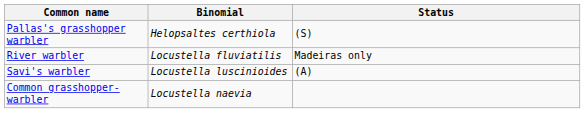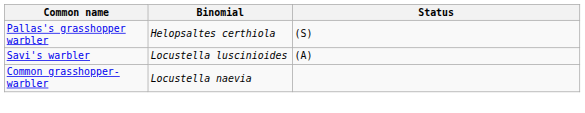- row: (45, 56)
